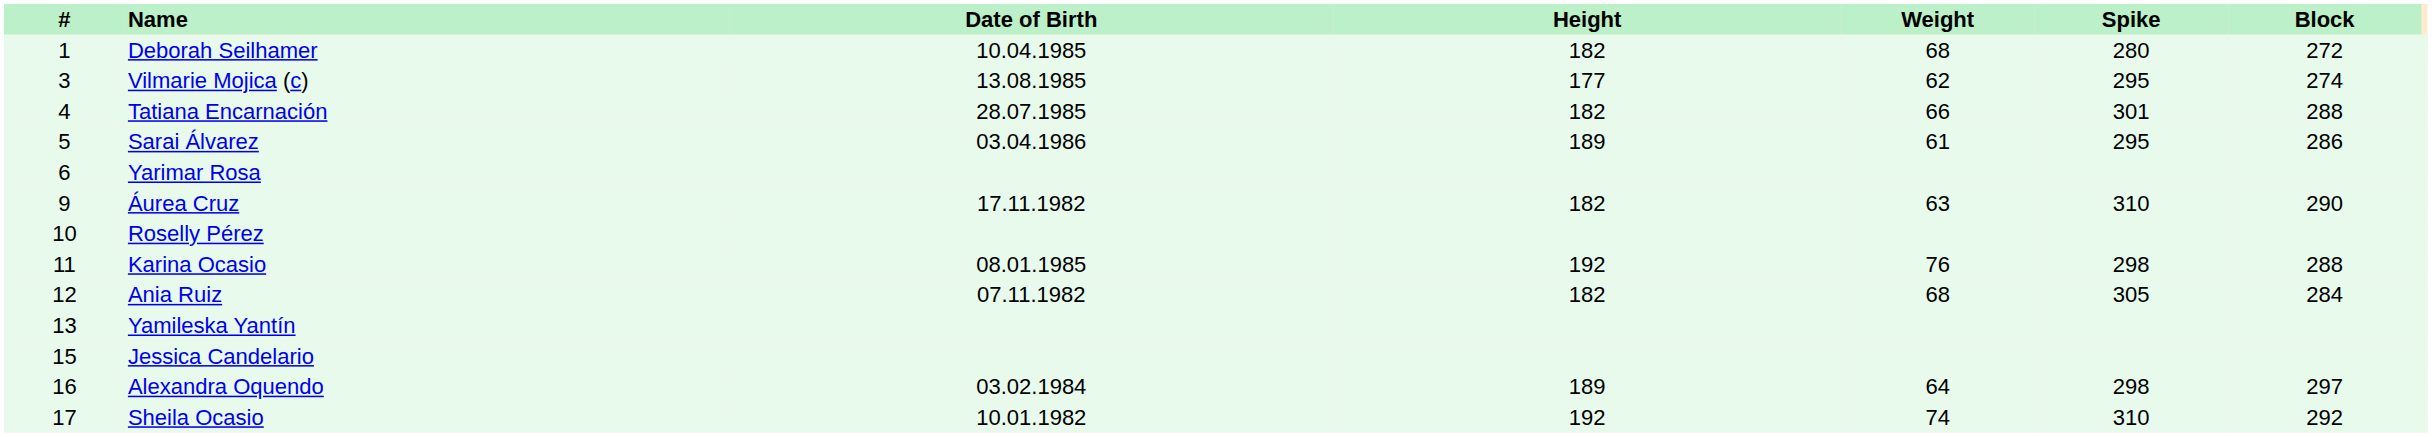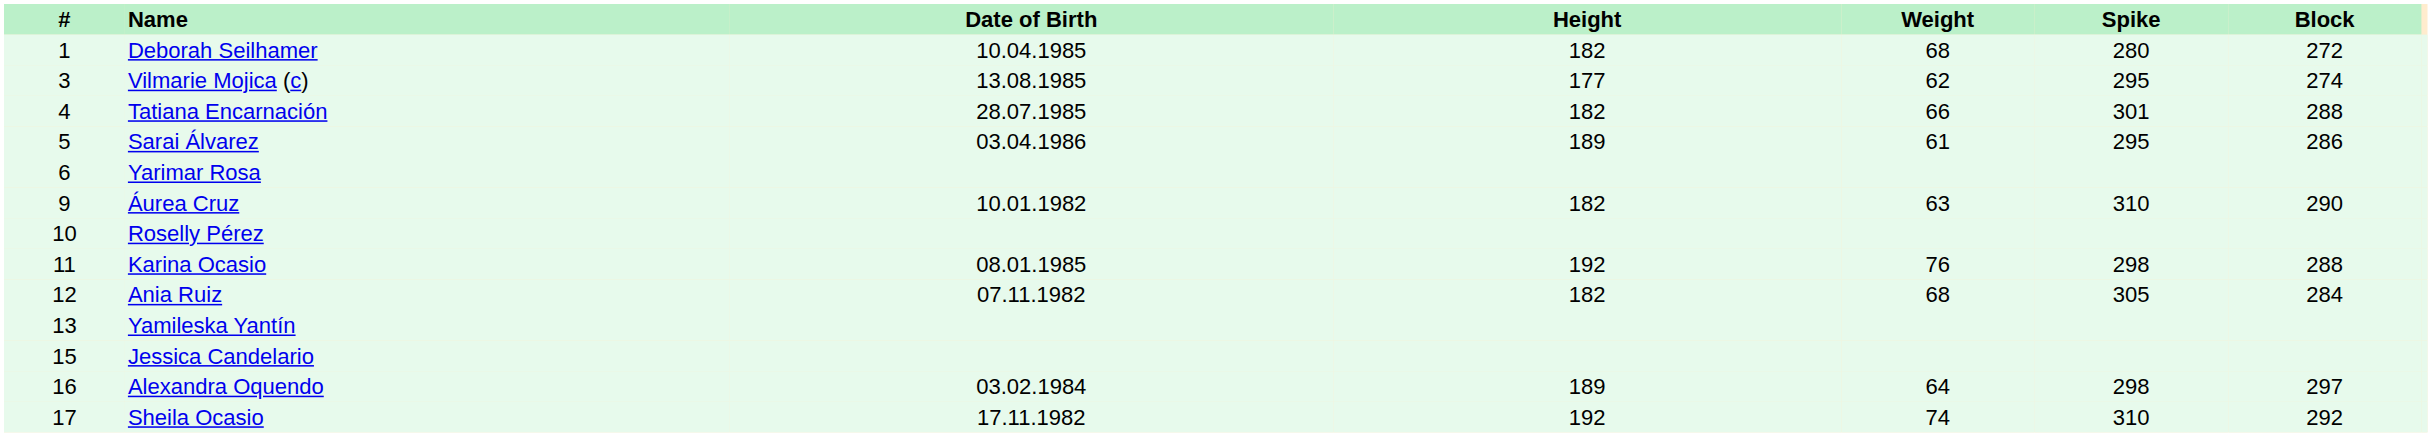(1031, 203) 17.11.1982 -> (1031, 203) 10.01.1982
(1031, 417) 10.01.1982 -> (1031, 417) 17.11.1982
